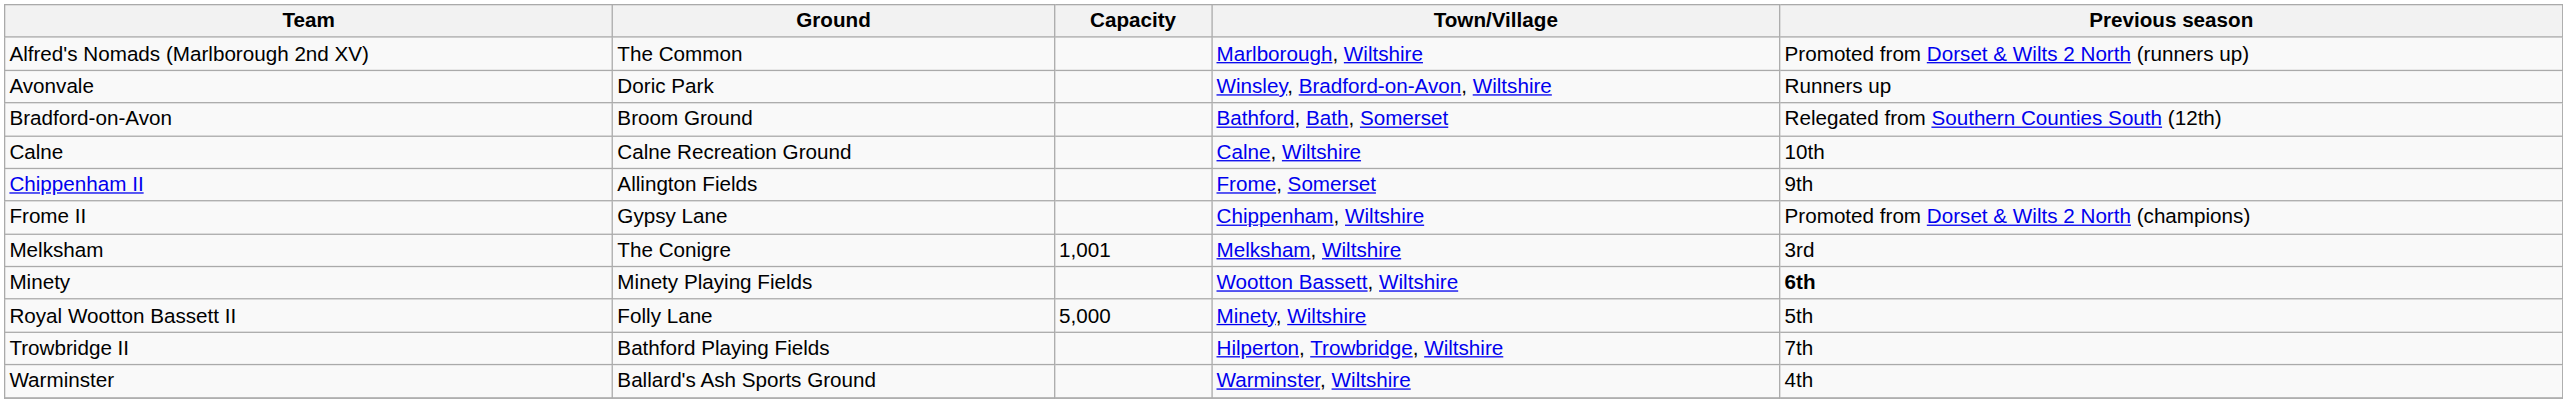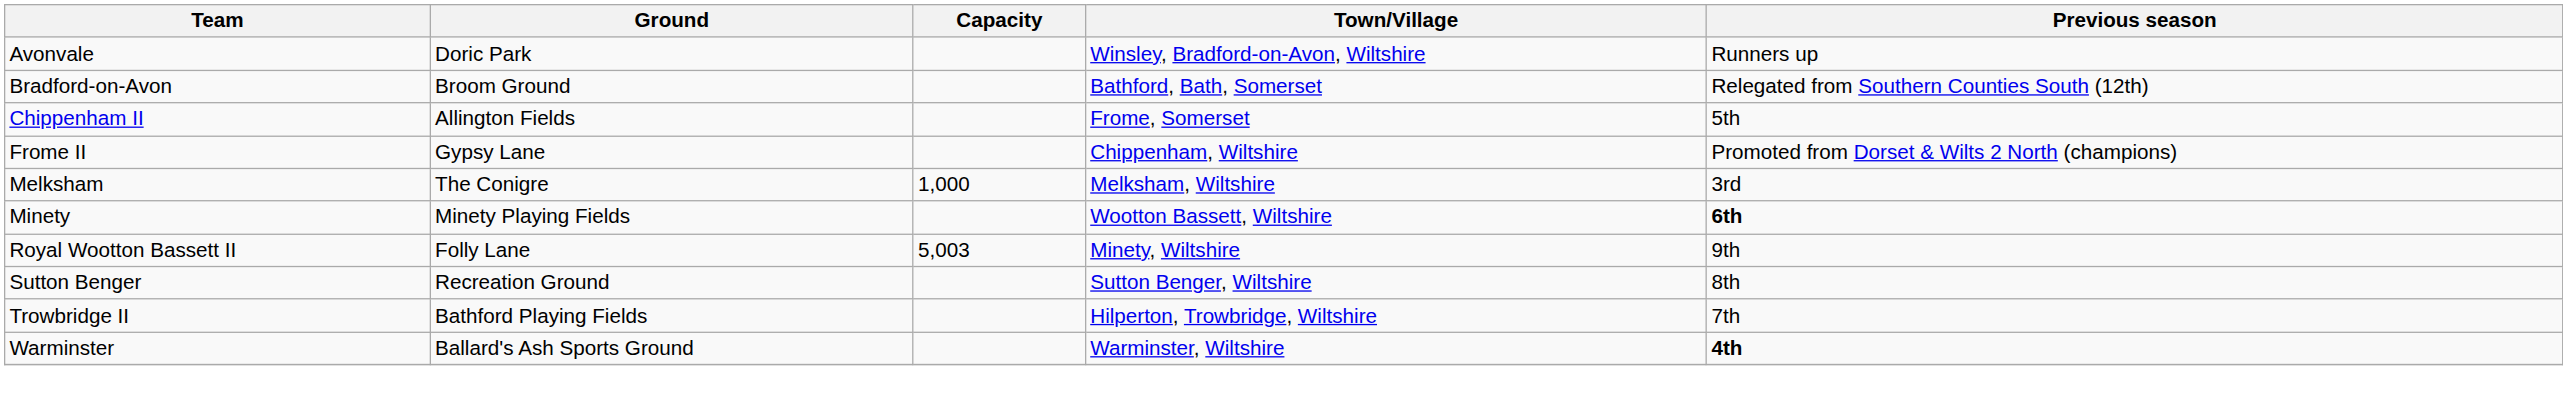- row: (189, 53)
- row: (36, 151)
(1799, 184) 9th -> (1726, 119) 5th
(1085, 250) 1,001 -> (944, 184) 1,000
(1085, 315) 5,000 -> (944, 250) 5,003
(1799, 315) 5th -> (1726, 250) 9th
+ row: (75, 282)
(1799, 380) normal -> (1727, 348) bold
